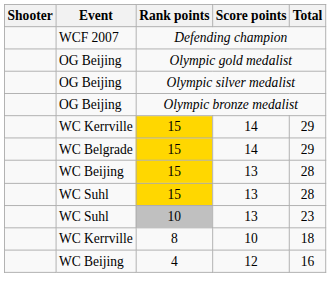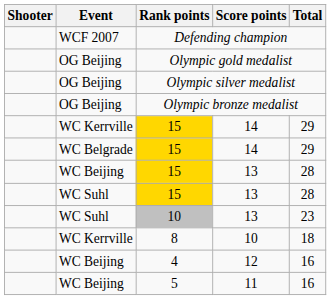+ row: (91, 283)
